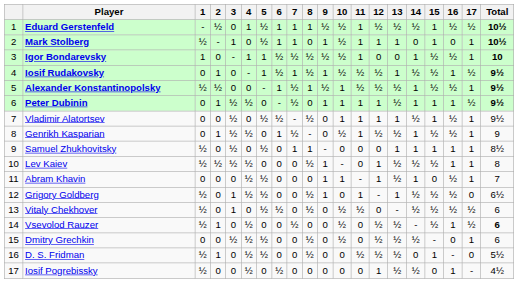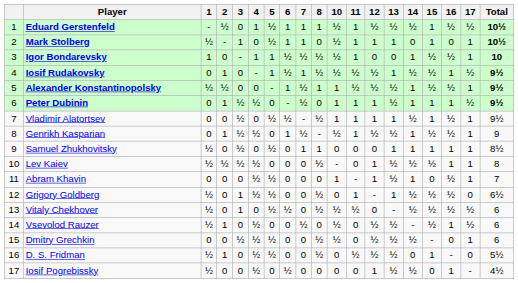- column: (325, 12)
(497, 225) bold -> (497, 225) normal
